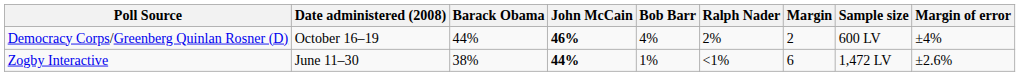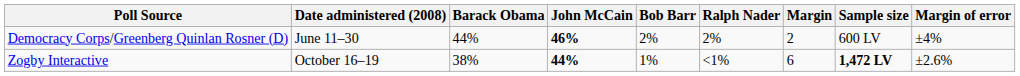(337, 37) October 16–19 -> (327, 37) June 11–30
(649, 37) 4% -> (649, 37) 2%
(327, 60) June 11–30 -> (337, 60) October 16–19
(865, 60) normal -> (865, 60) bold
